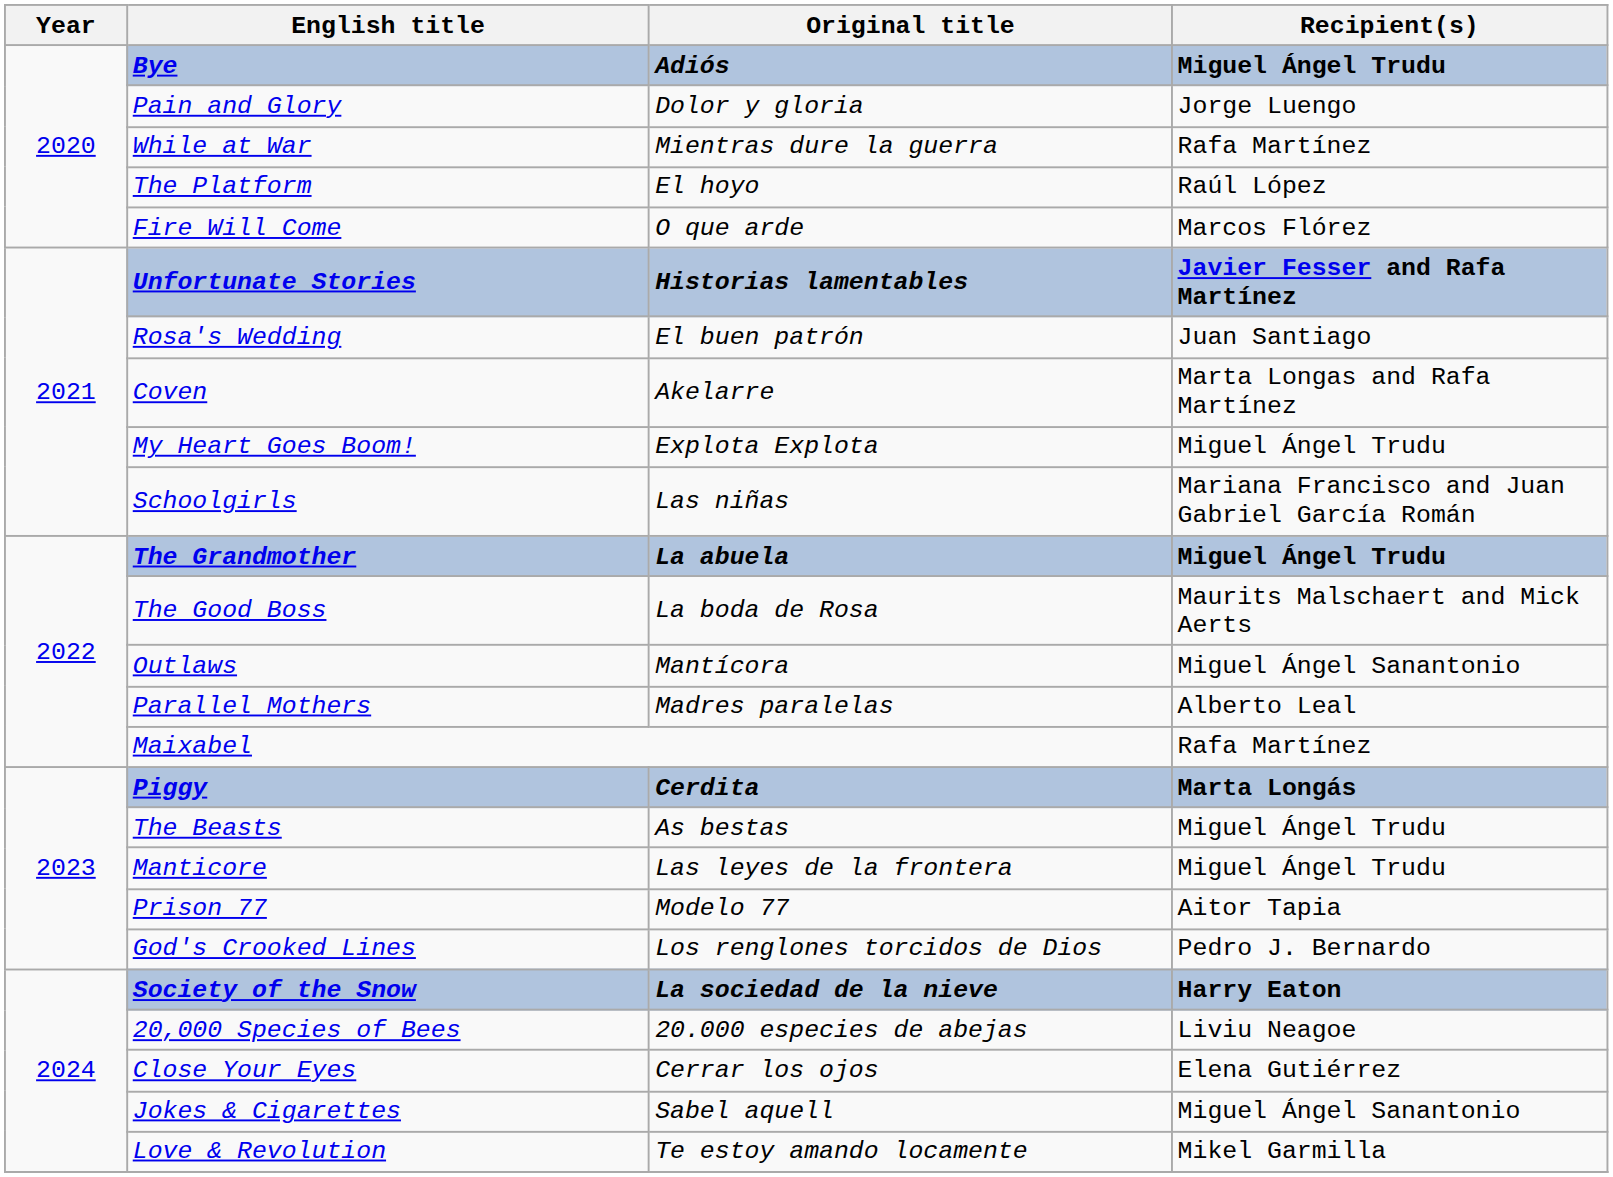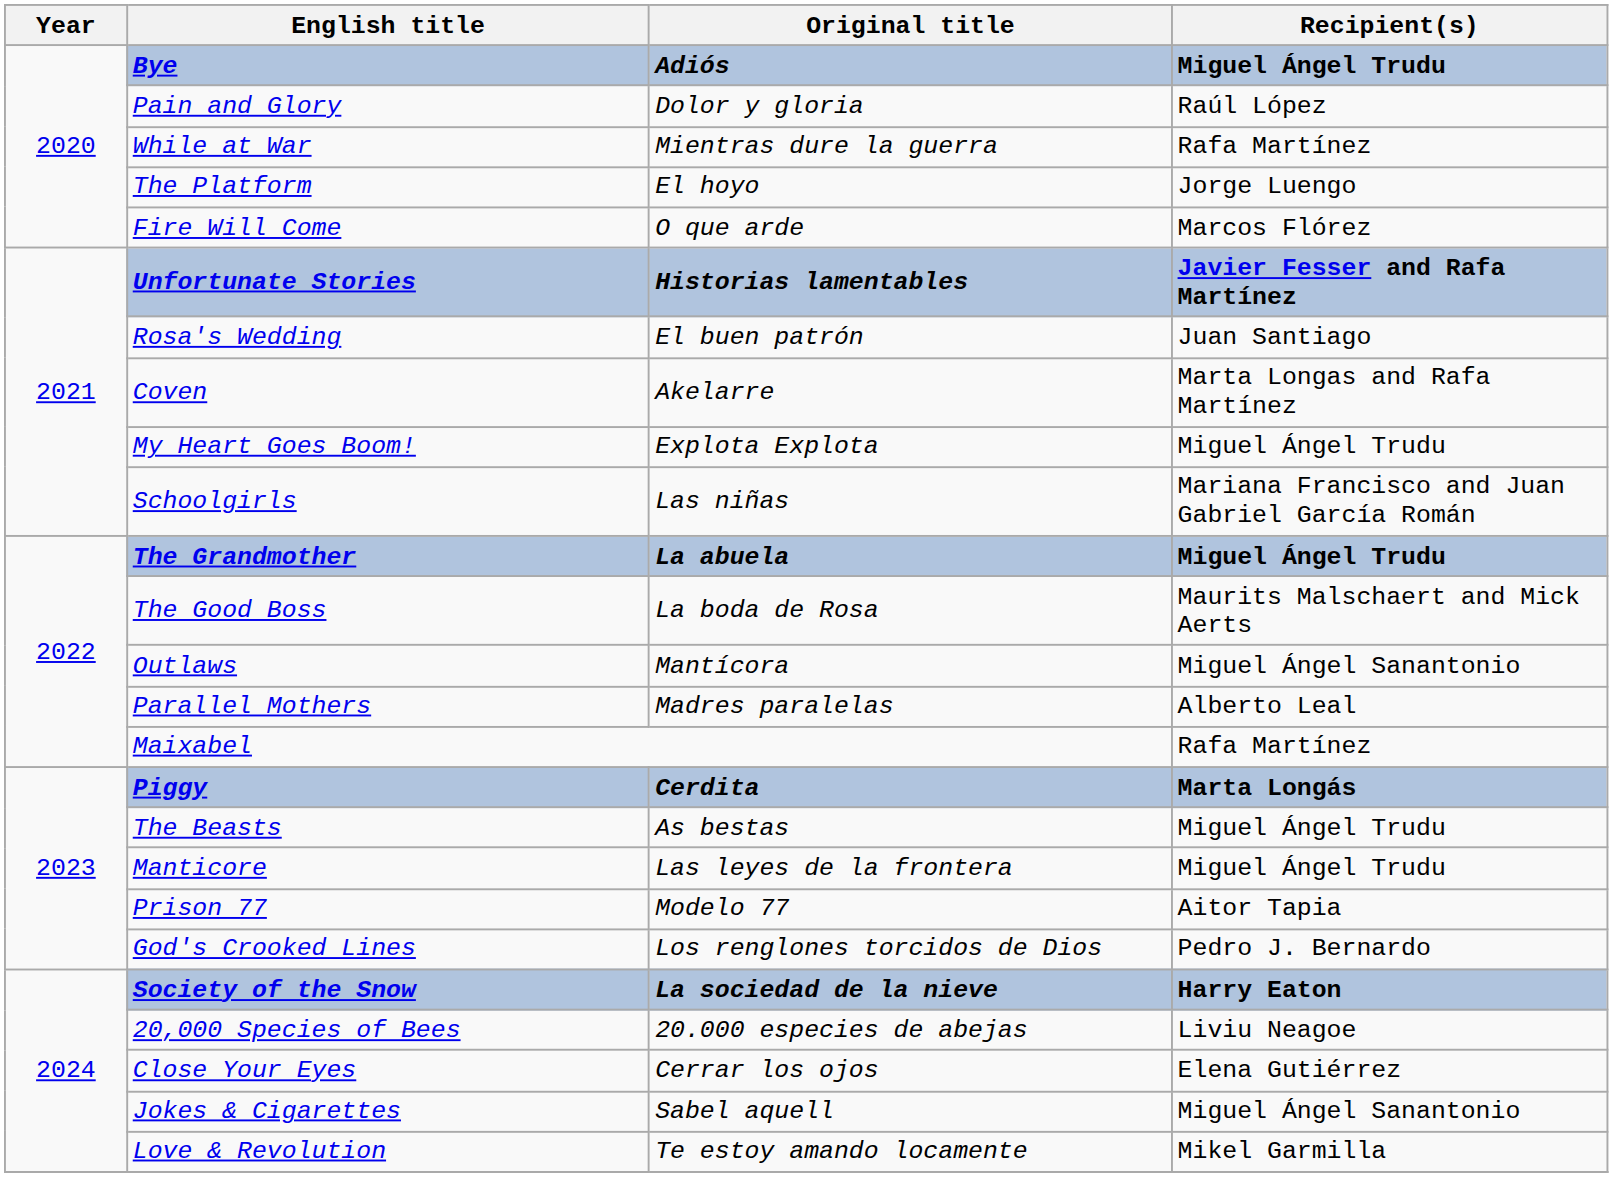(1267, 106) Jorge Luengo -> (1252, 106) Raúl López
(1252, 187) Raúl López -> (1267, 187) Jorge Luengo
